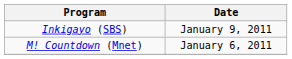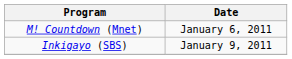rows swapped: (85, 46) <-> (85, 29)
